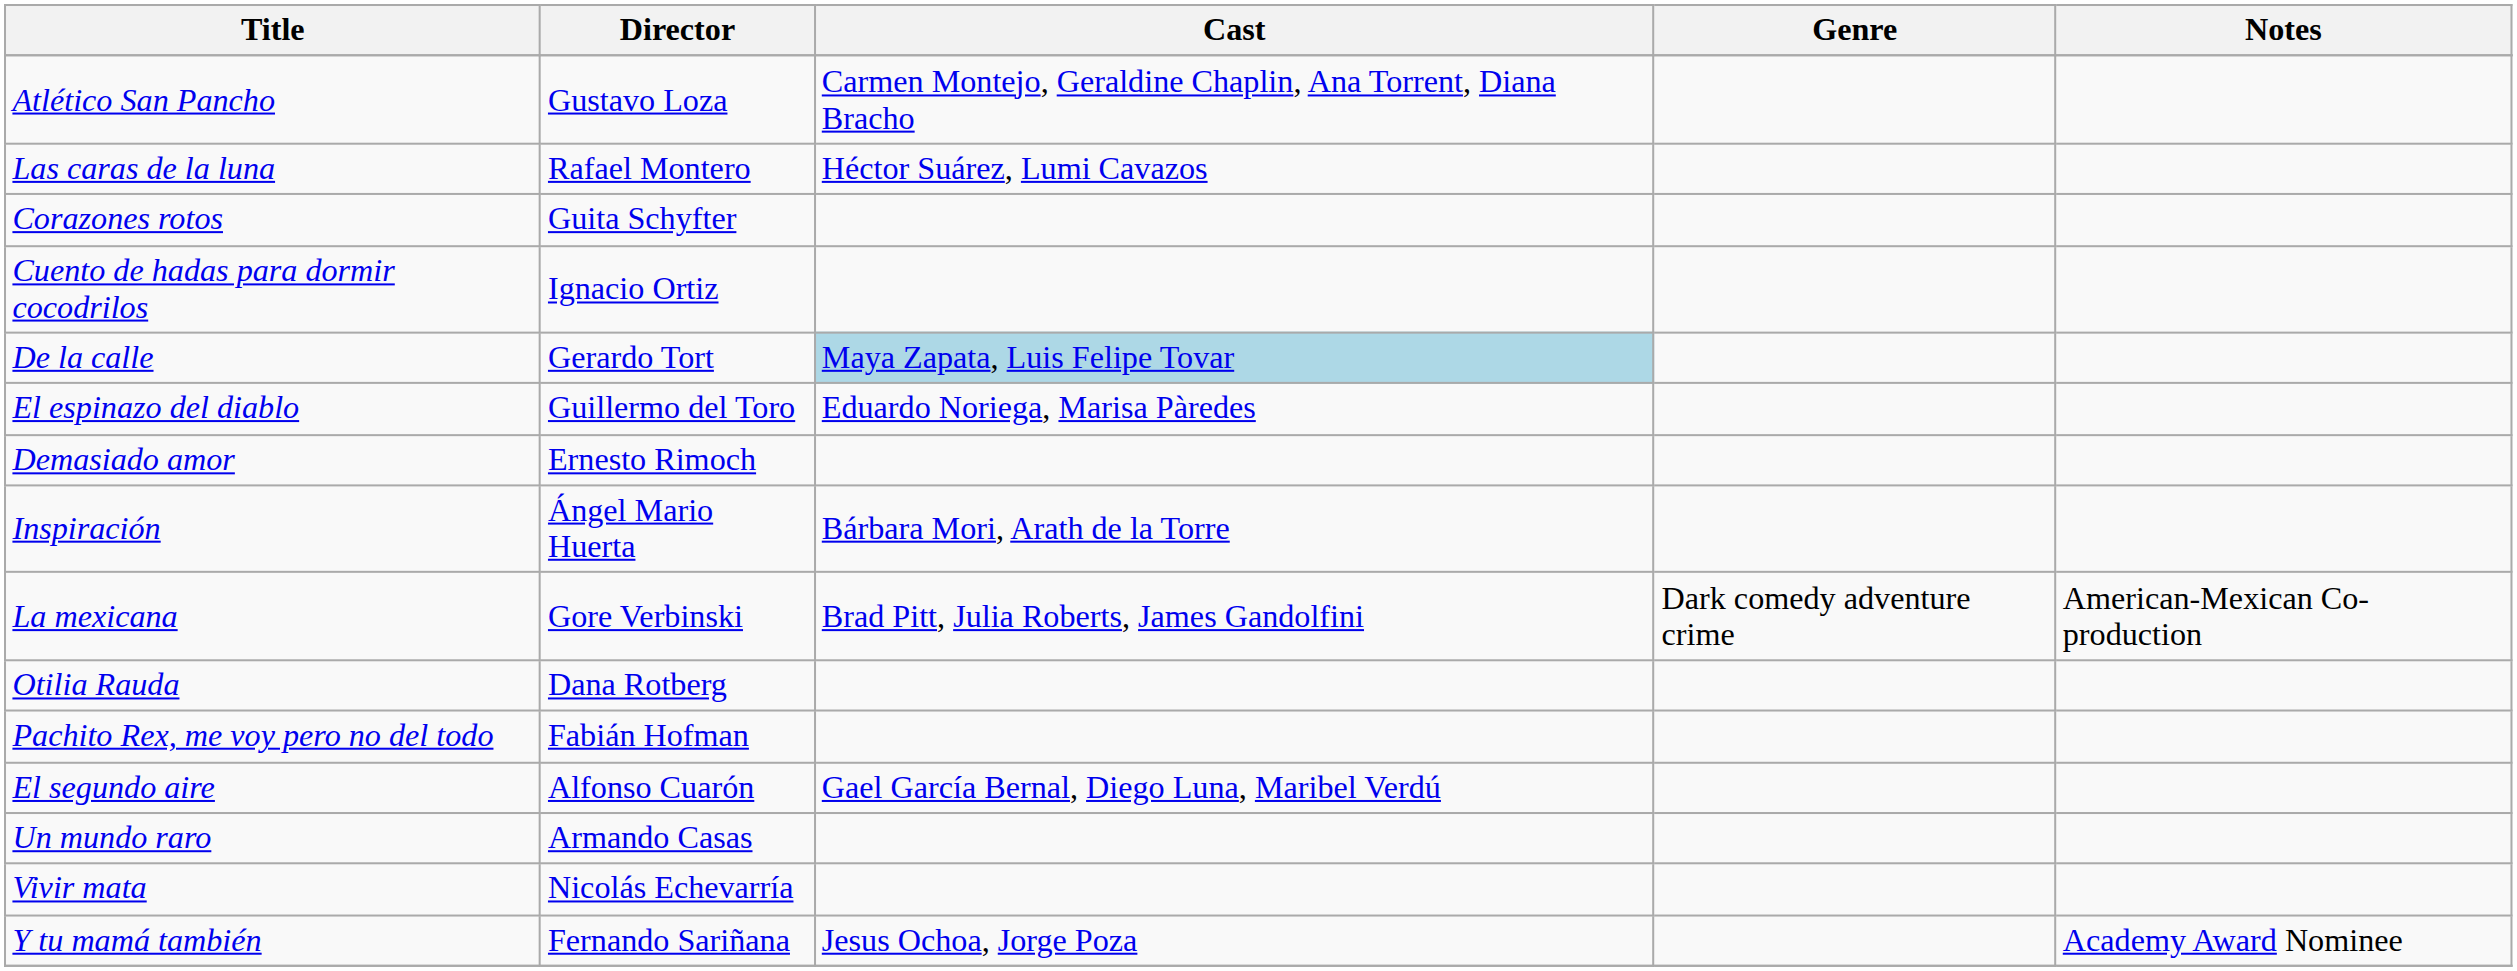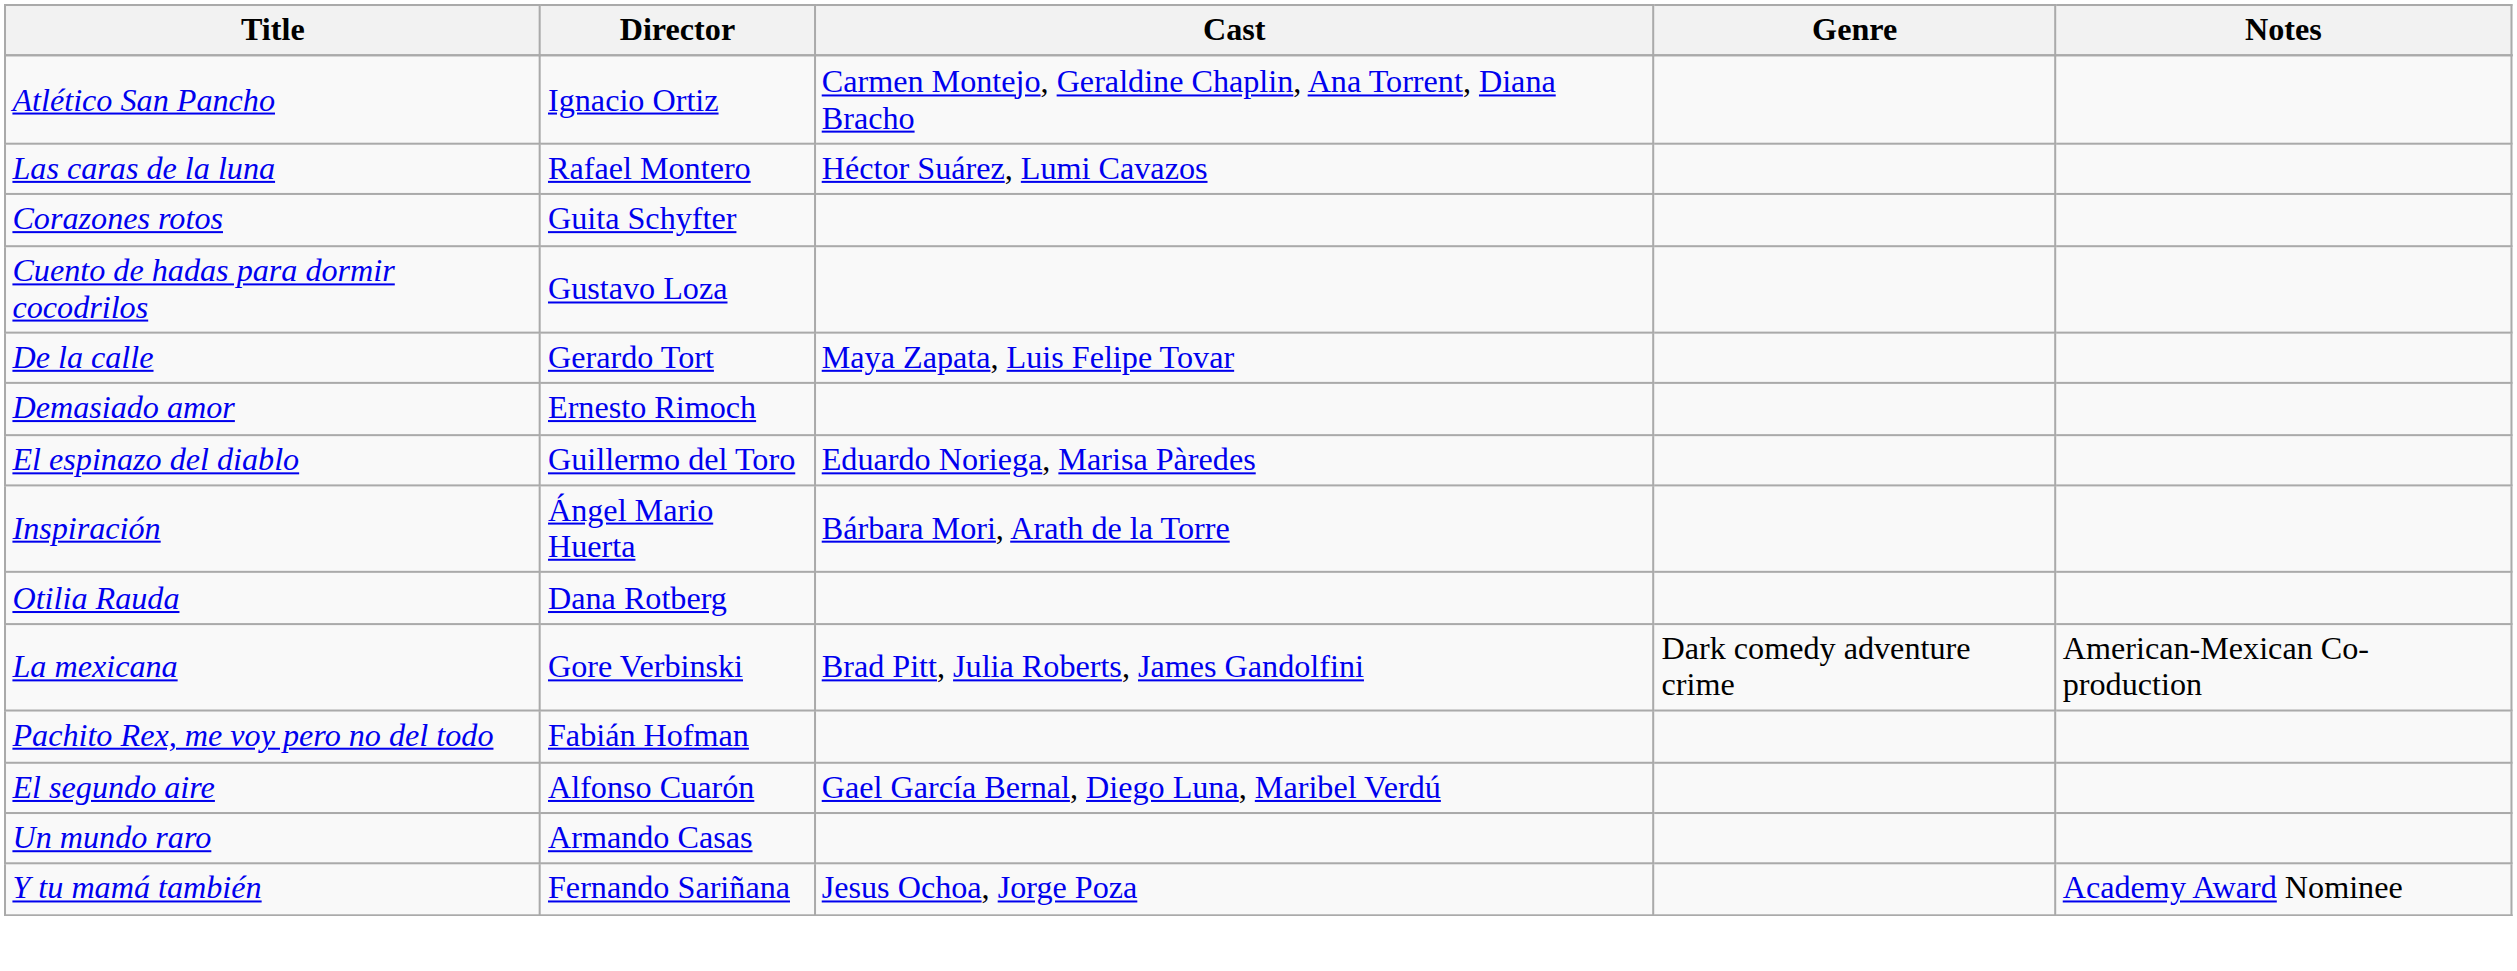(638, 99) Gustavo Loza -> (633, 99) Ignacio Ortiz
(633, 288) Ignacio Ortiz -> (638, 288) Gustavo Loza
(1028, 357) lightblue background -> (1028, 357) no background
rows swapped: (124, 459) <-> (156, 408)
rows swapped: (95, 615) <-> (96, 684)
- row: (80, 888)
